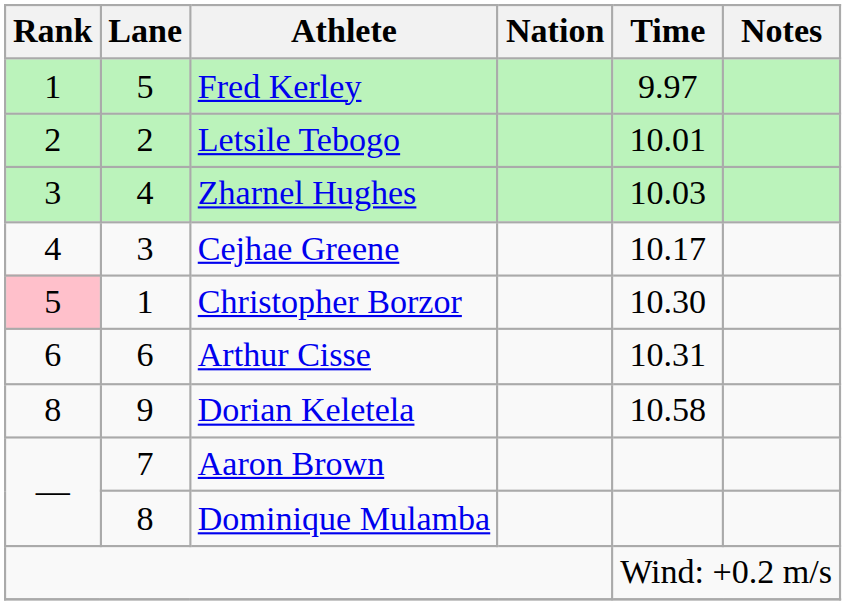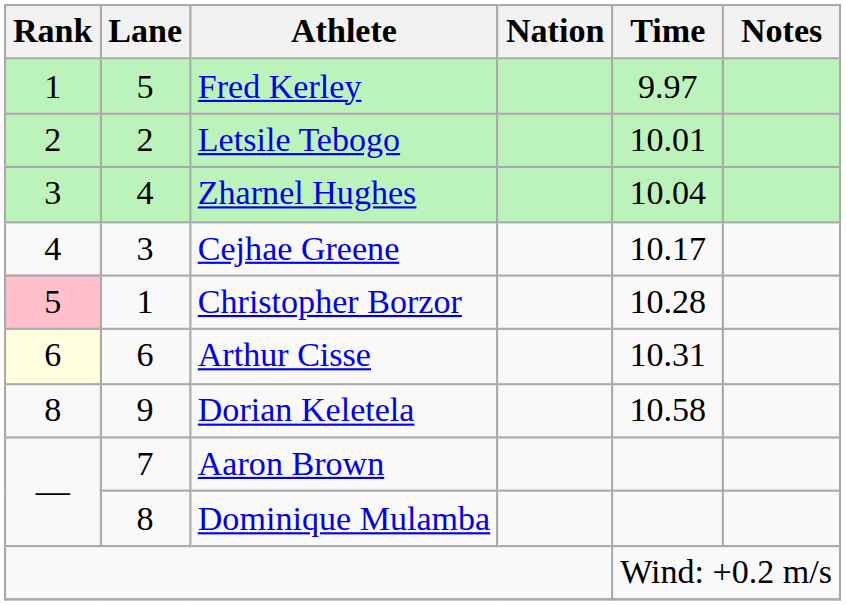(668, 193) 10.03 -> (668, 193) 10.04
(668, 301) 10.30 -> (668, 301) 10.28
(53, 355) no background -> (53, 355) lightyellow background
